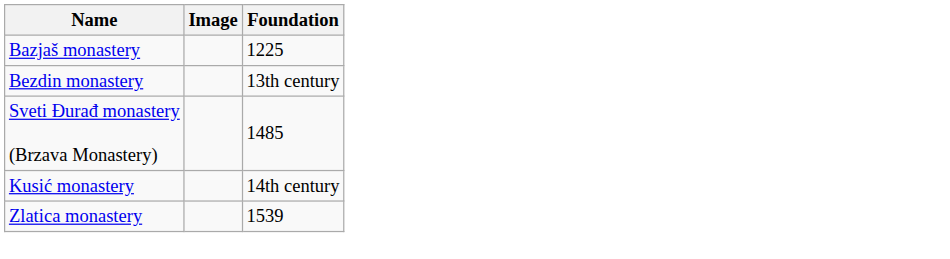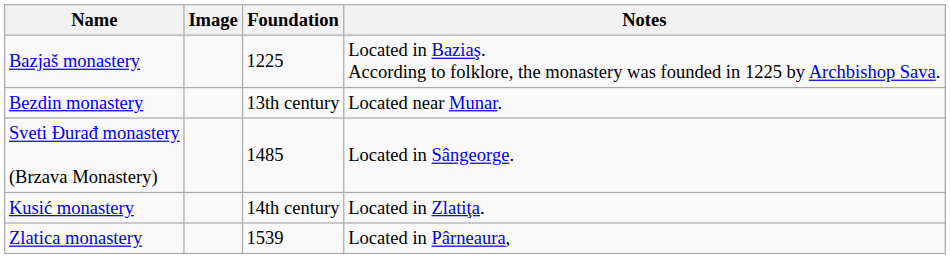+ column: (644, 19)
